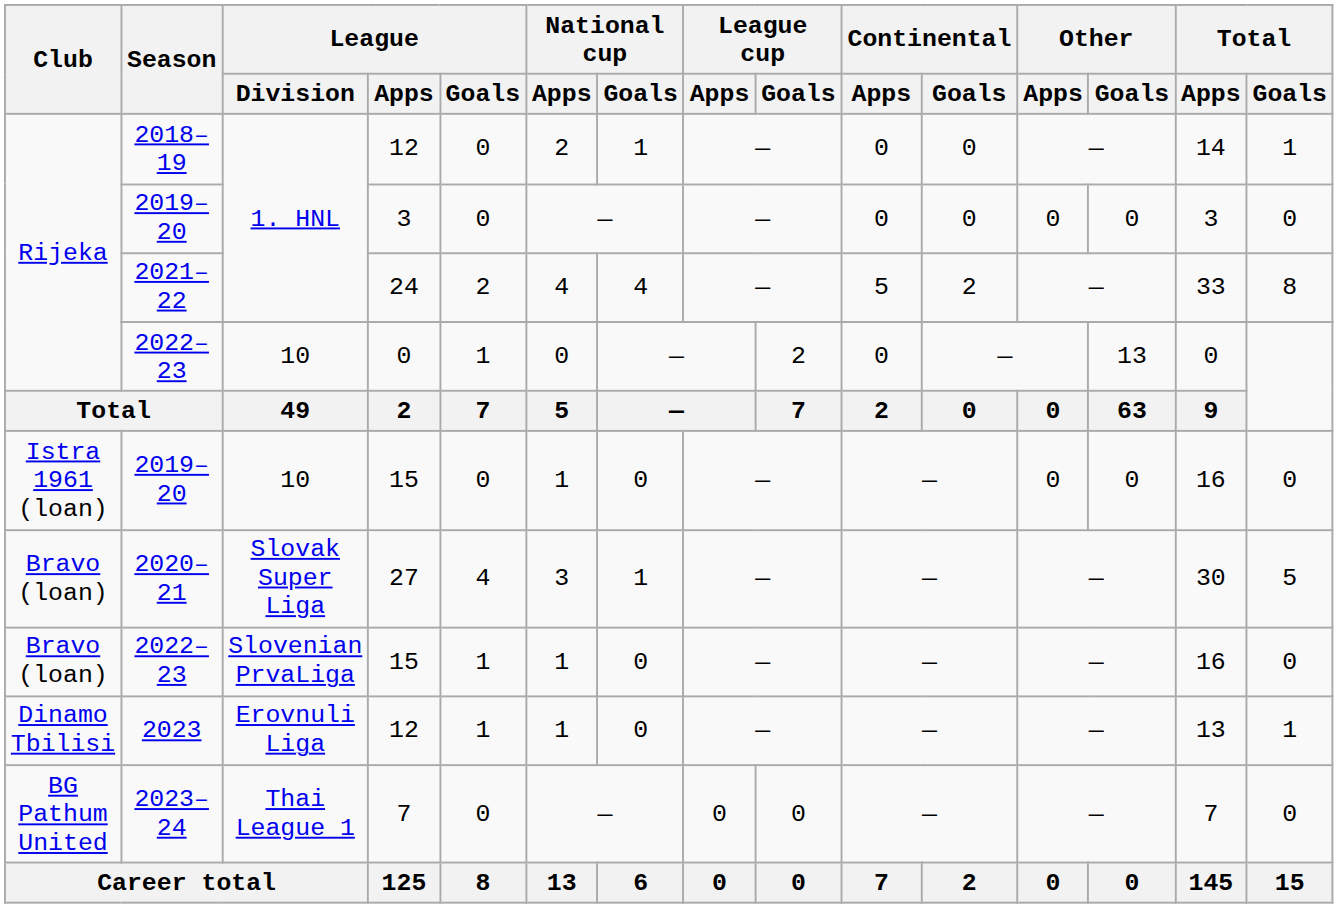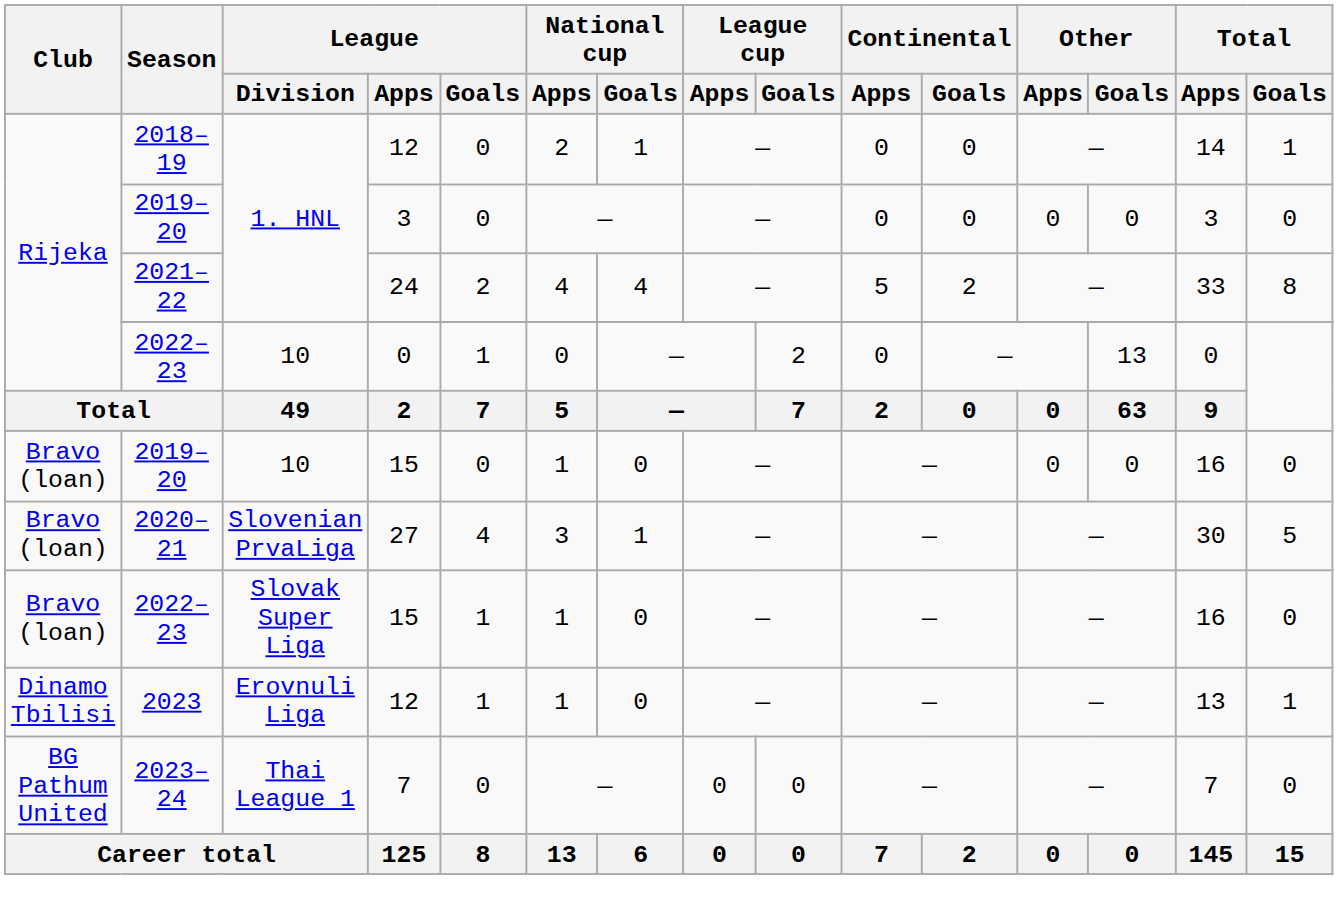(63, 480) Istra 1961 (loan) -> (63, 466) Bravo (loan)
(295, 578) Slovak Super Liga -> (295, 535) Slovenian PrvaLiga
(295, 662) Slovenian PrvaLiga -> (295, 619) Slovak Super Liga
